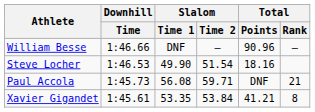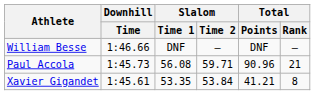(259, 47) 90.96 -> (259, 47) DNF
- row: (44, 64)
(259, 81) DNF -> (259, 64) 90.96
